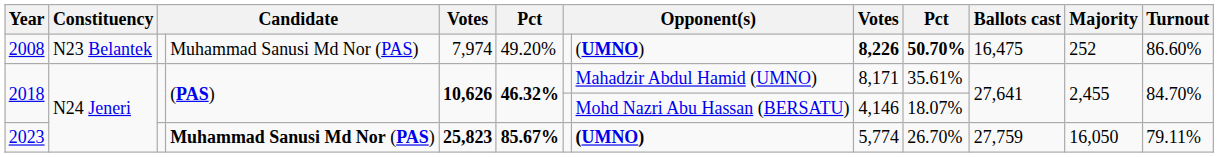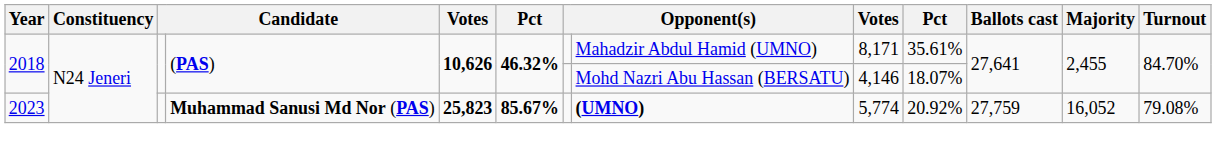- row: (27, 48)
(935, 137) 26.70% -> (935, 108) 20.92%
(1094, 137) 16,050 -> (1091, 108) 16,052
(1174, 137) 79.11% -> (1171, 108) 79.08%
